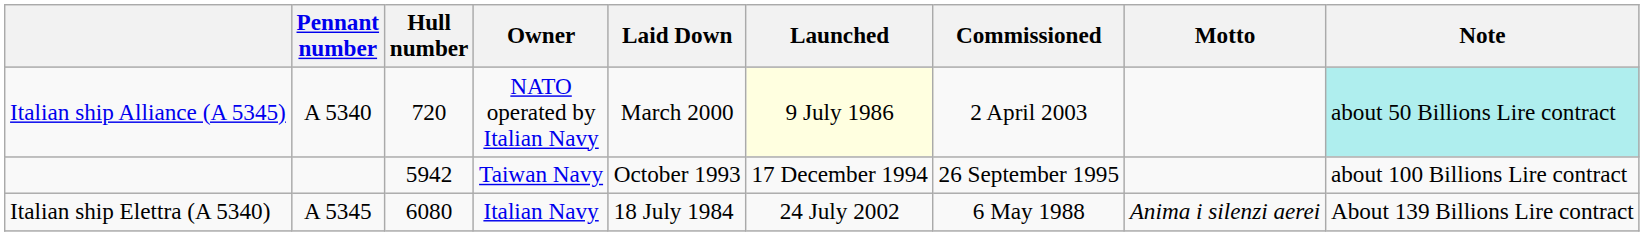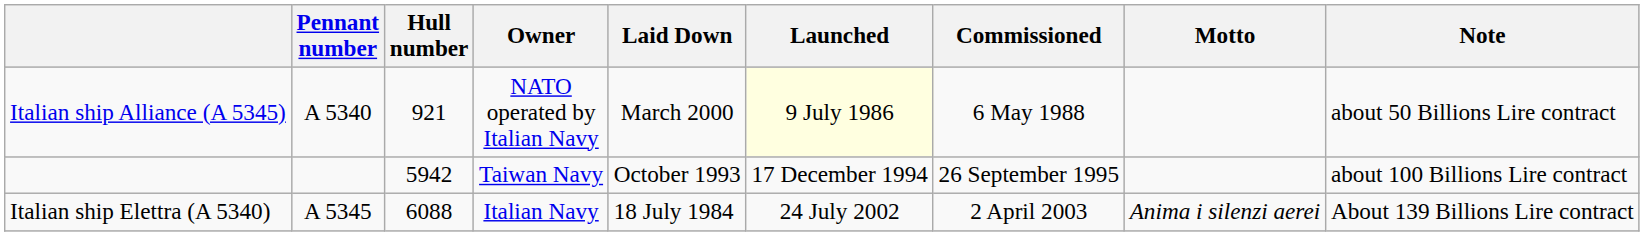(429, 111) 720 -> (429, 111) 921
(1029, 111) 2 April 2003 -> (1029, 111) 6 May 1988
(1473, 111) paleturquoise background -> (1473, 111) no background
(429, 211) 6080 -> (429, 211) 6088
(1029, 211) 6 May 1988 -> (1029, 211) 2 April 2003
